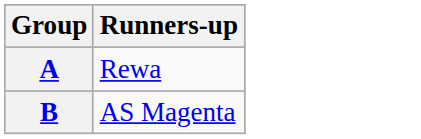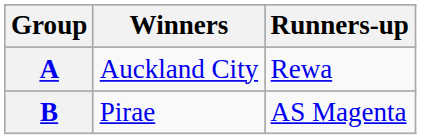+ column: (179, 25)
